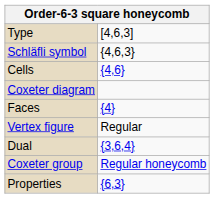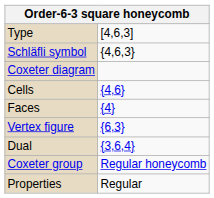rows swapped: (51, 89) <-> (21, 71)
(121, 127) Regular -> (113, 127) {6,3}
(113, 183) {6,3} -> (121, 183) Regular
